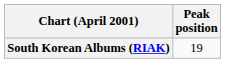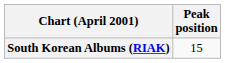(197, 48) 19 -> (197, 48) 15
